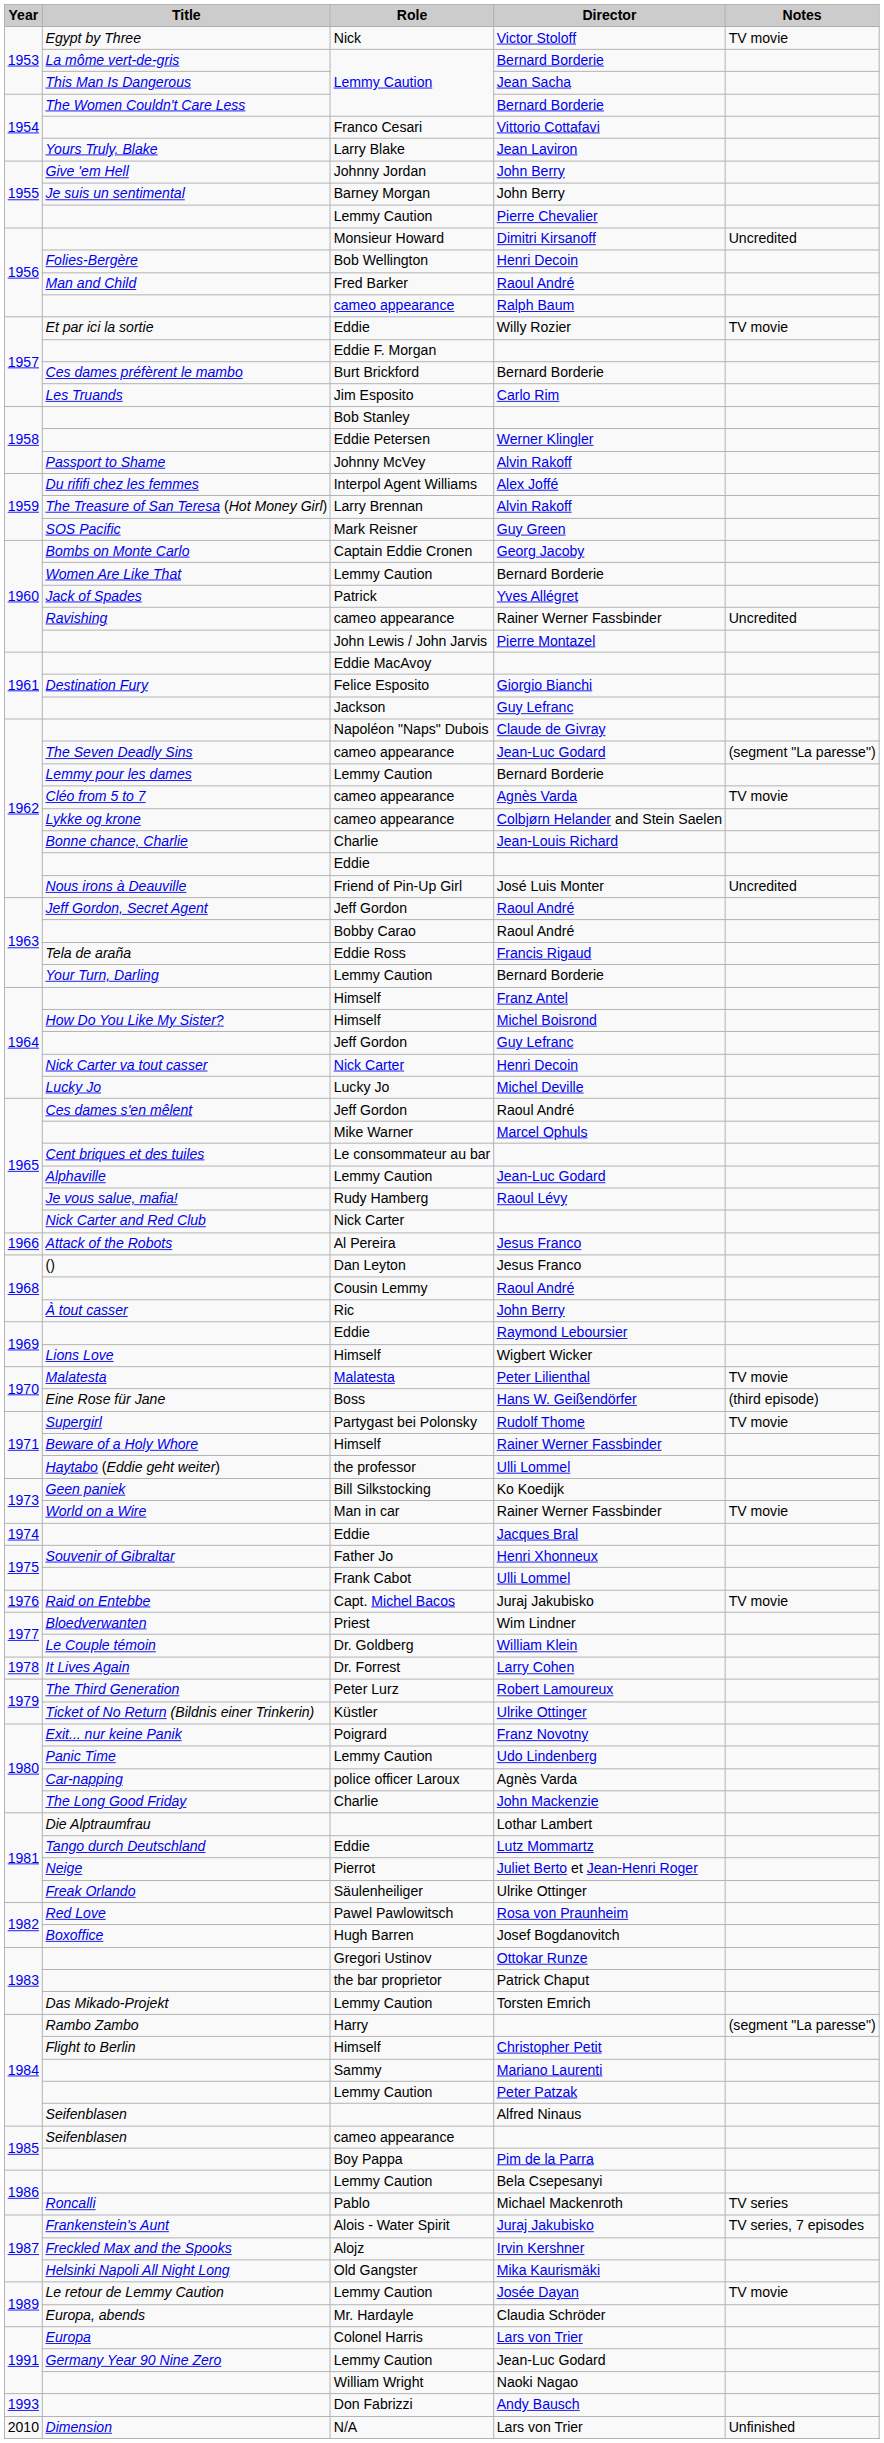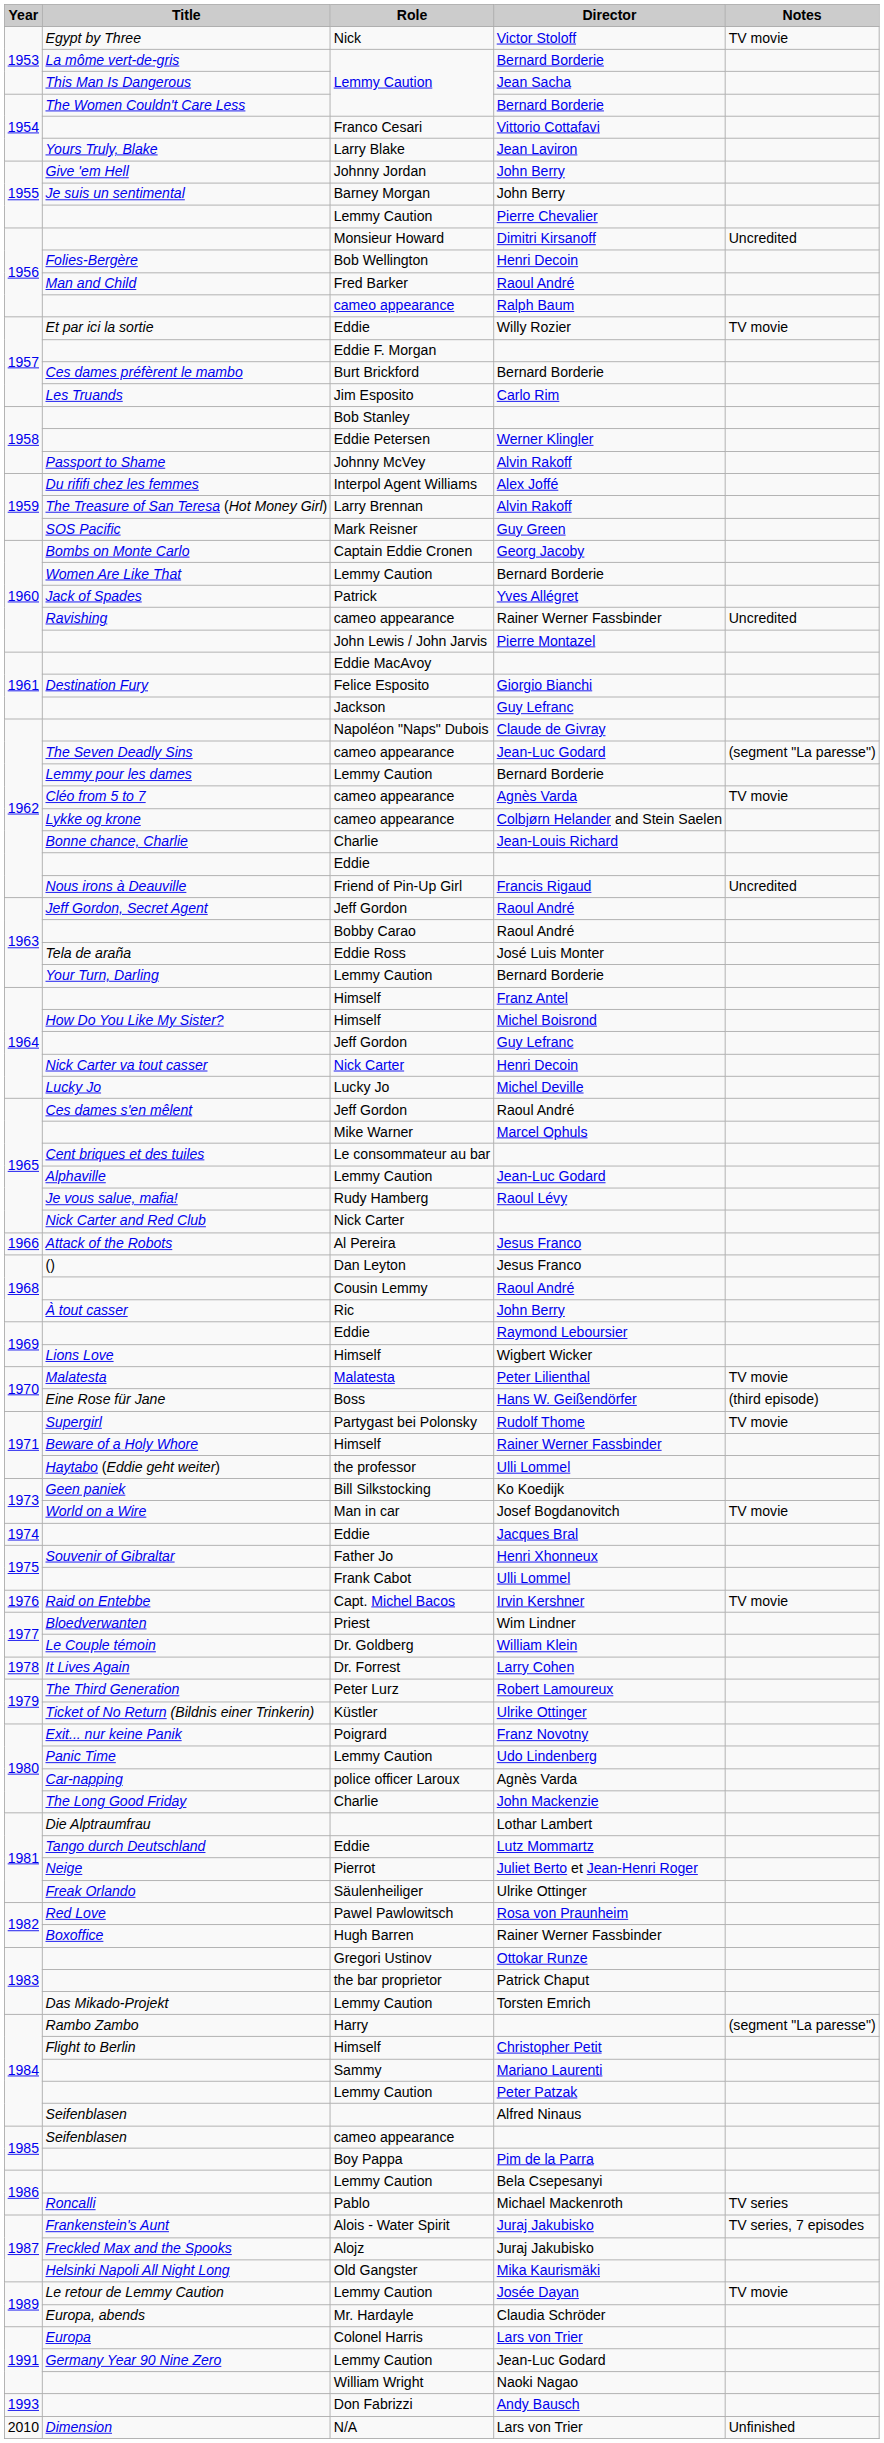(550, 886) José Luis Monter -> (544, 886) Francis Rigaud
(544, 953) Francis Rigaud -> (550, 953) José Luis Monter
(579, 1511) Rainer Werner Fassbinder -> (558, 1511) Josef Bogdanovitch
(545, 1601) Juraj Jakubisko -> (541, 1601) Irvin Kershner
(558, 1936) Josef Bogdanovitch -> (579, 1936) Rainer Werner Fassbinder
(541, 2248) Irvin Kershner -> (545, 2248) Juraj Jakubisko
